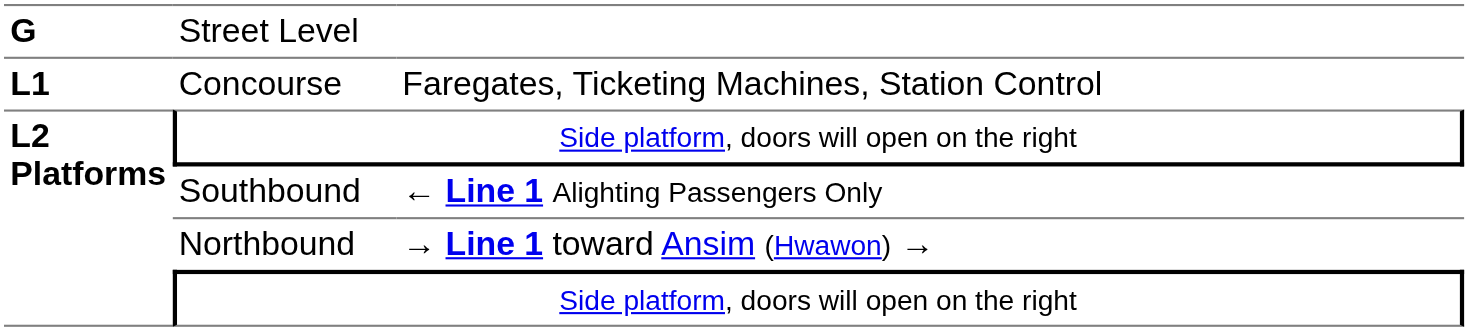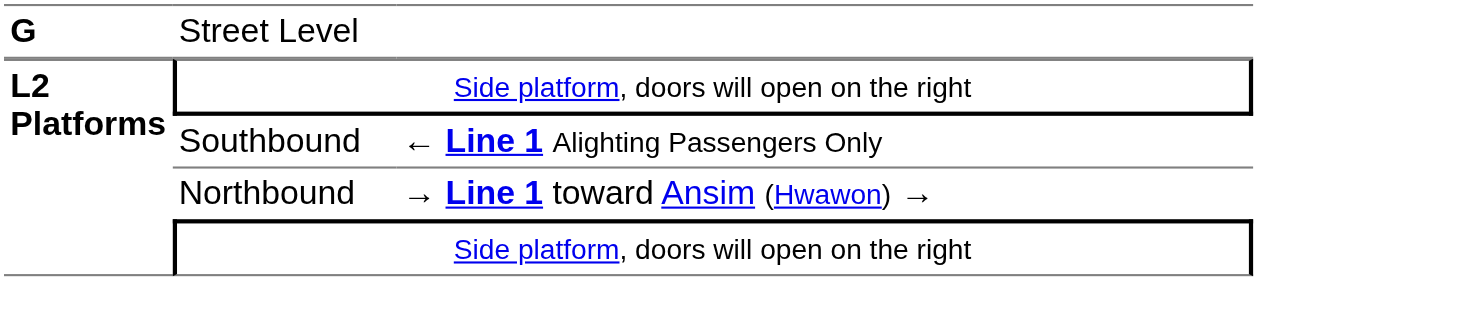- row: (260, 83)
